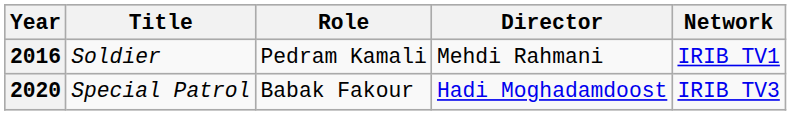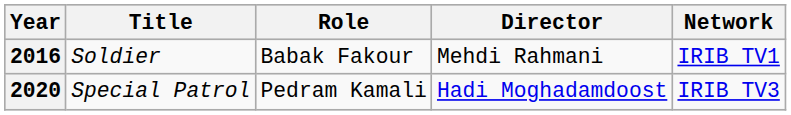(344, 57) Pedram Kamali -> (337, 57) Babak Fakour
(337, 92) Babak Fakour -> (344, 92) Pedram Kamali
